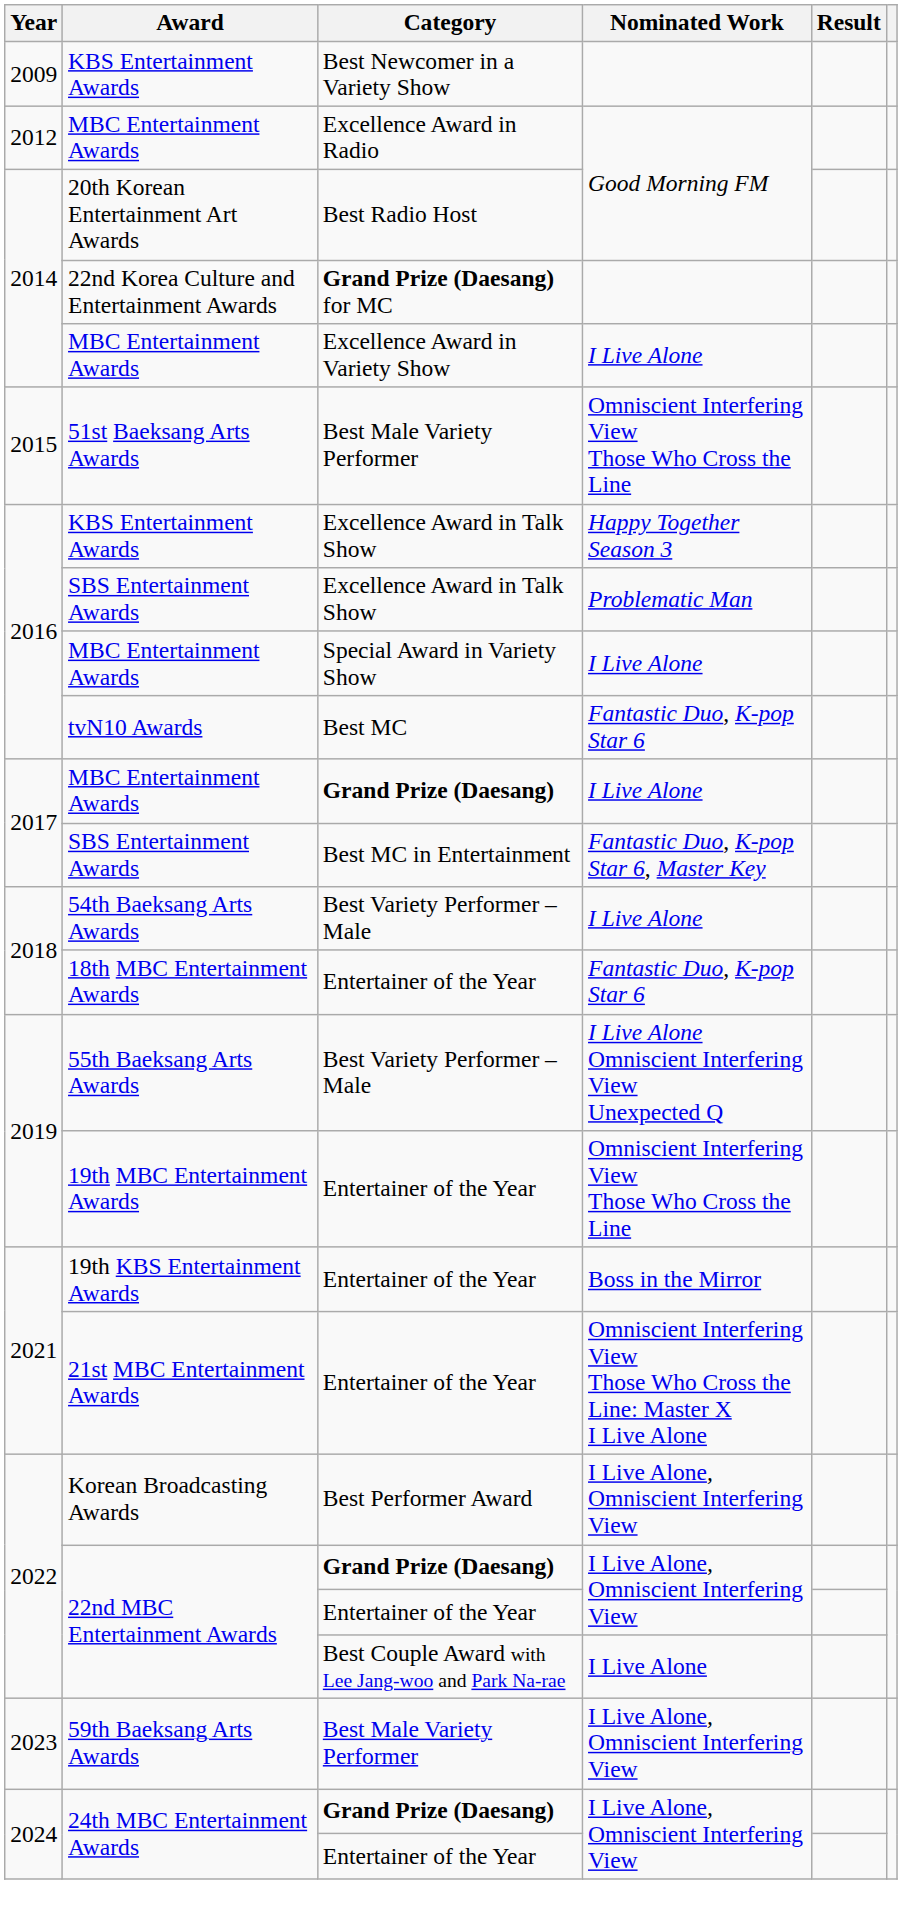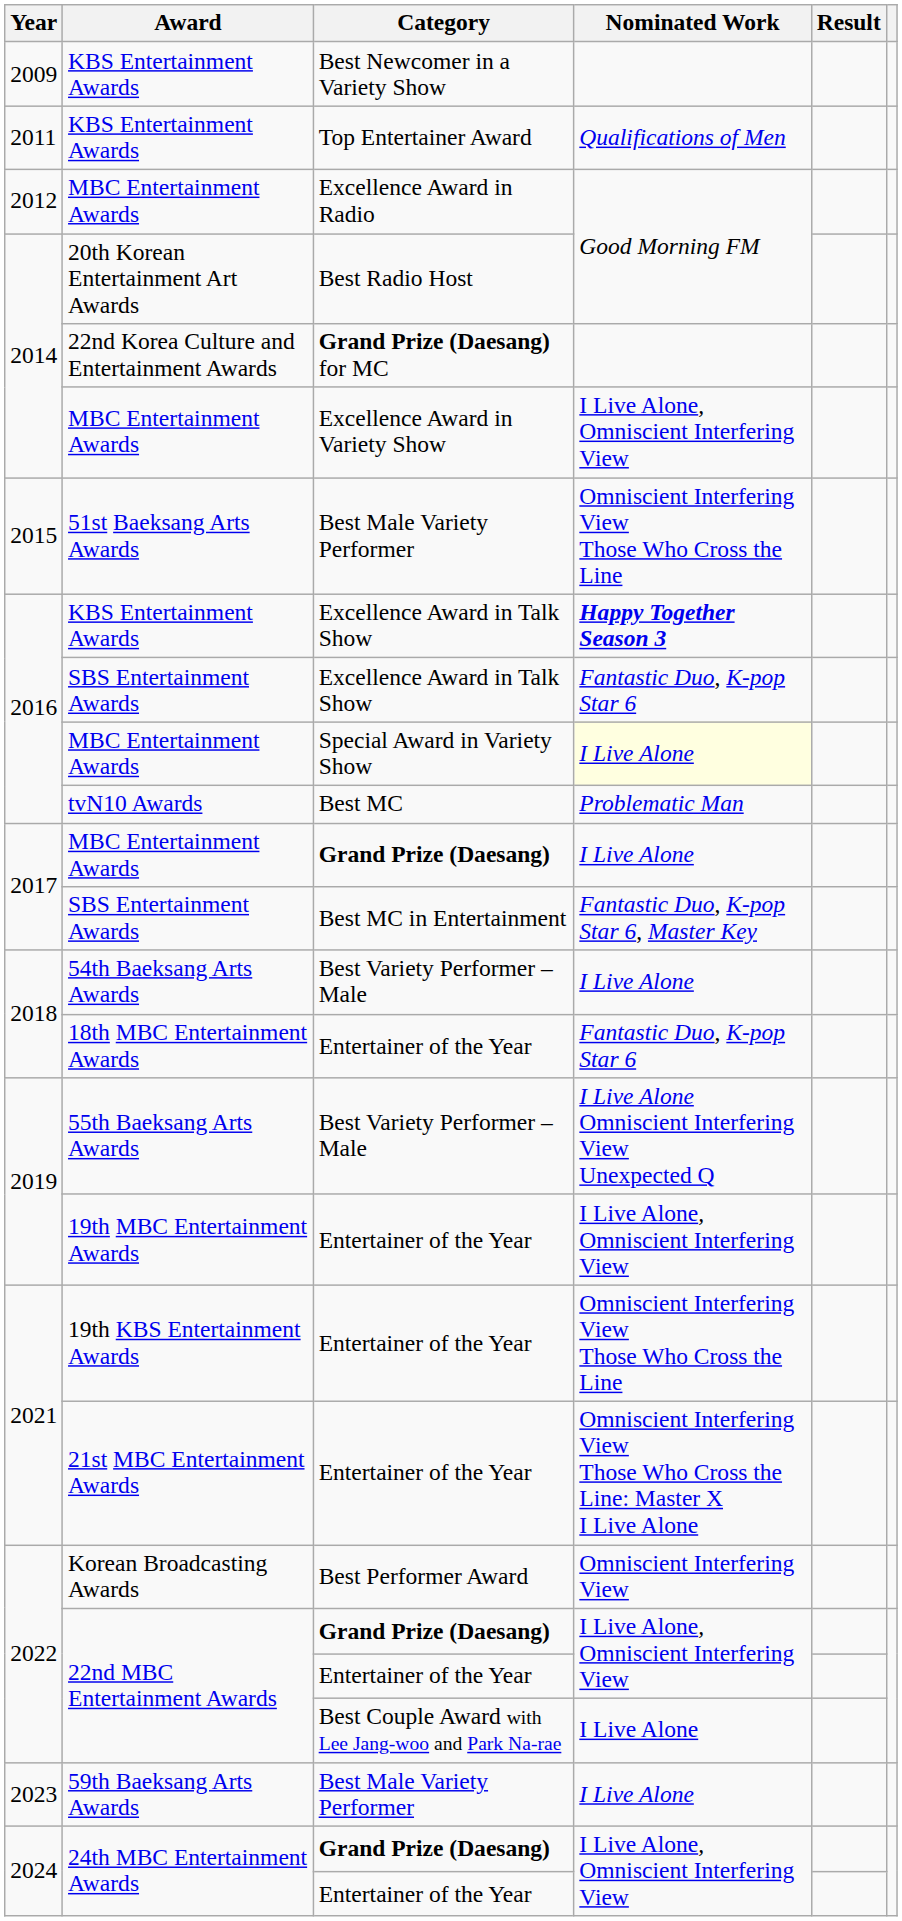+ row: (160, 137)
(645, 355) I Live Alone -> (687, 432) I Live Alone, Omniscient Interfering View
(664, 535) normal -> (657, 625) bold
(670, 599) Problematic Man -> (682, 689) Fantastic Duo, K-pop Star 6
(645, 663) no background -> (637, 753) lightyellow background
(691, 726) Fantastic Duo, K-pop Star 6 -> (662, 803) Problematic Man
(695, 1188) Omniscient Interfering View Those Who Cross the Line -> (687, 1239) I Live Alone, Omniscient Interfering View
(675, 1279) Boss in the Mirror -> (687, 1342) Omniscient Interfering View Those Who Cross the Line
(695, 1499) I Live Alone, Omniscient Interfering View -> (687, 1576) Omniscient Interfering View
(695, 1743) I Live Alone, Omniscient Interfering View -> (637, 1793) I Live Alone
